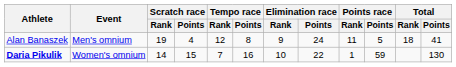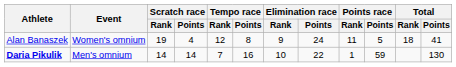(102, 40) Men's omnium -> (109, 40) Women's omnium
(109, 55) Women's omnium -> (102, 55) Men's omnium
(191, 55) 15 -> (191, 55) 14
